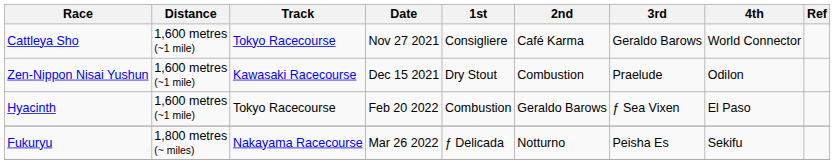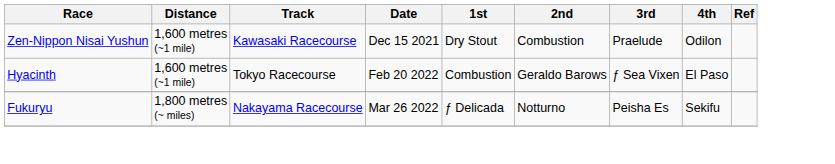- row: (43, 41)
